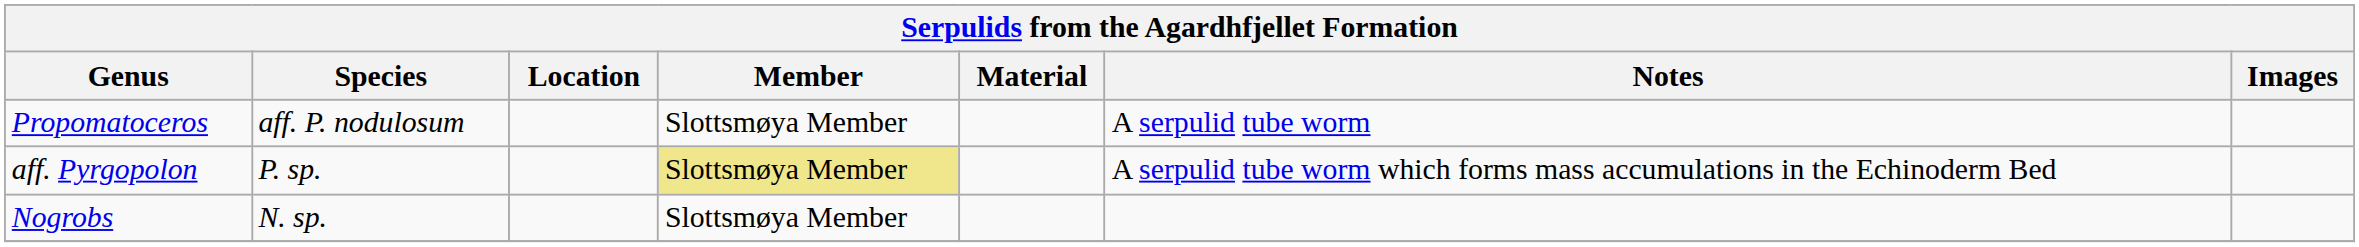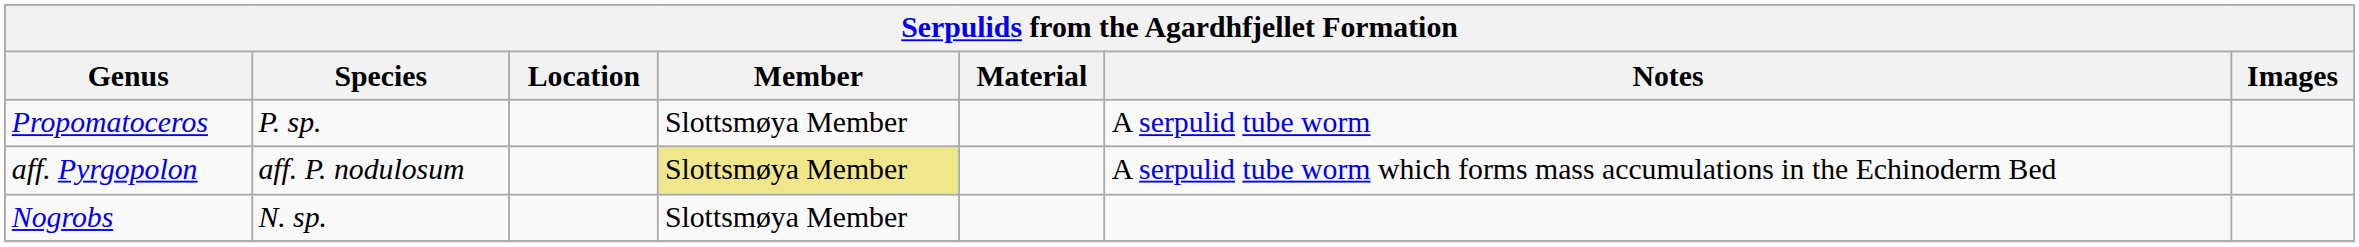(361, 122) aff. P. nodulosum -> (290, 122) P. sp.
(290, 169) P. sp. -> (361, 169) aff. P. nodulosum
